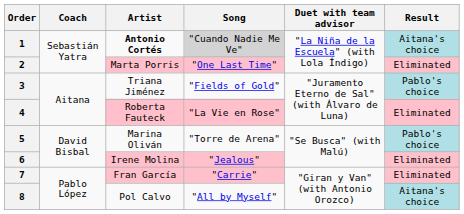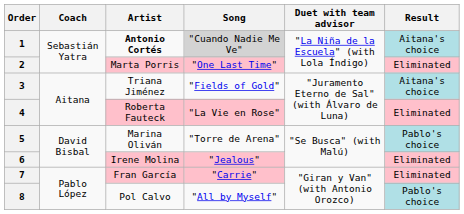(422, 86) Pablo's choice -> (422, 86) Aitana's choice
(422, 196) Aitana's choice -> (422, 196) Pablo's choice
